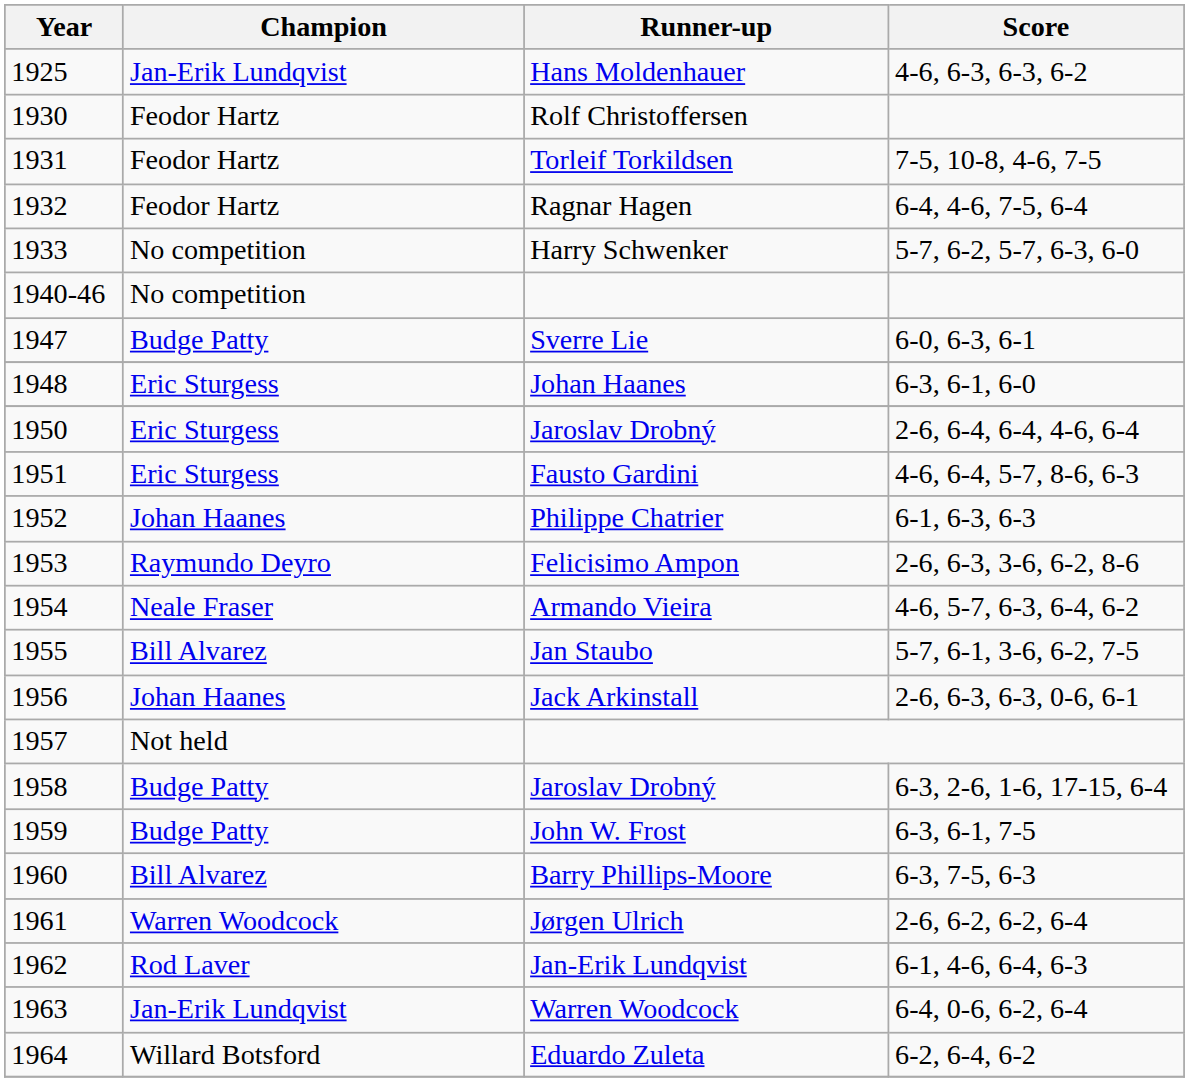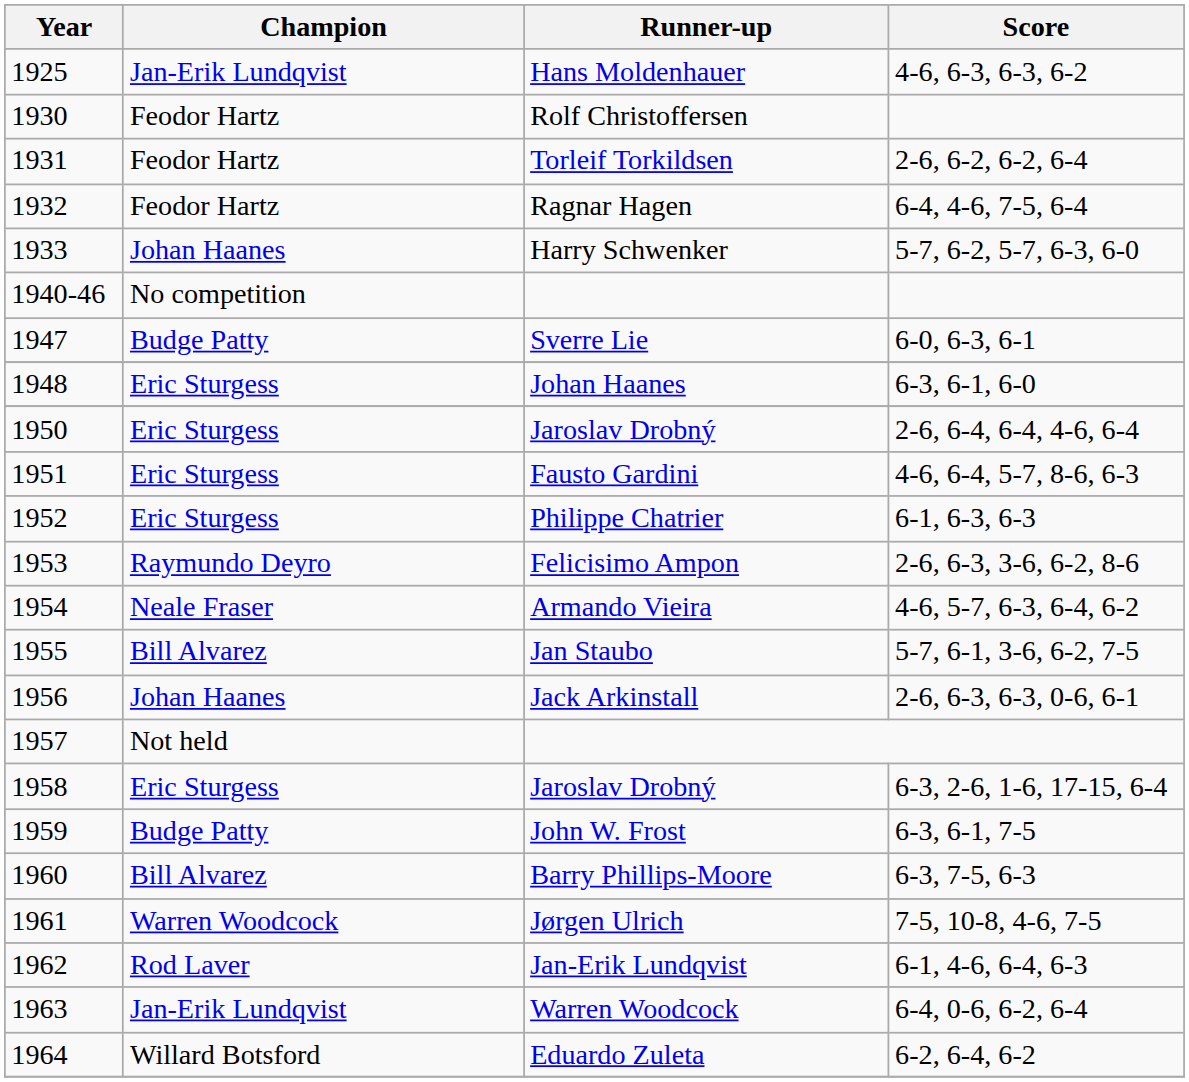(998, 160) 7-5, 10-8, 4-6, 7-5 -> (991, 160) 2-6, 6-2, 6-2, 6-4
(218, 250) No competition -> (208, 250) Johan Haanes
(208, 518) Johan Haanes -> (204, 518) Eric Sturgess
(199, 786) Budge Patty -> (204, 786) Eric Sturgess
(991, 920) 2-6, 6-2, 6-2, 6-4 -> (998, 920) 7-5, 10-8, 4-6, 7-5
